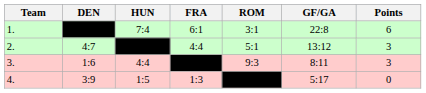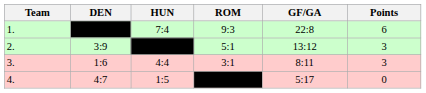- column: (196, 12)
(252, 29) 3:1 -> (228, 29) 9:3
(89, 46) 4:7 -> (101, 46) 3:9
(252, 63) 9:3 -> (228, 63) 3:1
(89, 79) 3:9 -> (101, 79) 4:7
